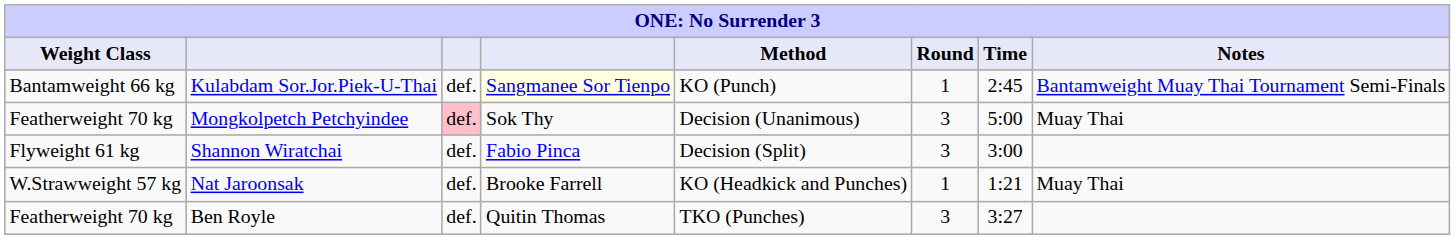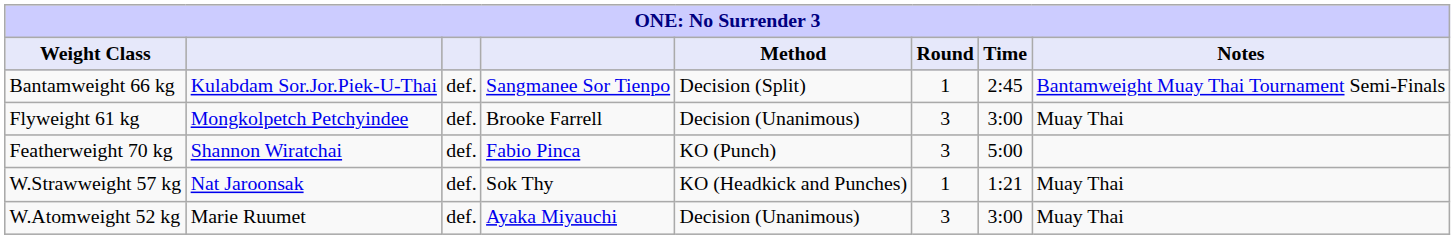(578, 86) lightyellow background -> (578, 86) no background
(728, 86) KO (Punch) -> (743, 86) Decision (Split)
(91, 118) Featherweight 70 kg -> (75, 118) Flyweight 61 kg
(462, 118) pink background -> (462, 118) no background
(520, 118) Sok Thy -> (544, 118) Brooke Farrell
(1005, 118) 5:00 -> (1005, 118) 3:00
(75, 151) Flyweight 61 kg -> (91, 151) Featherweight 70 kg
(743, 151) Decision (Split) -> (728, 151) KO (Punch)
(1005, 151) 3:00 -> (1005, 151) 5:00
(544, 184) Brooke Farrell -> (520, 184) Sok Thy
+ row: (248, 216)
- row: (233, 216)
